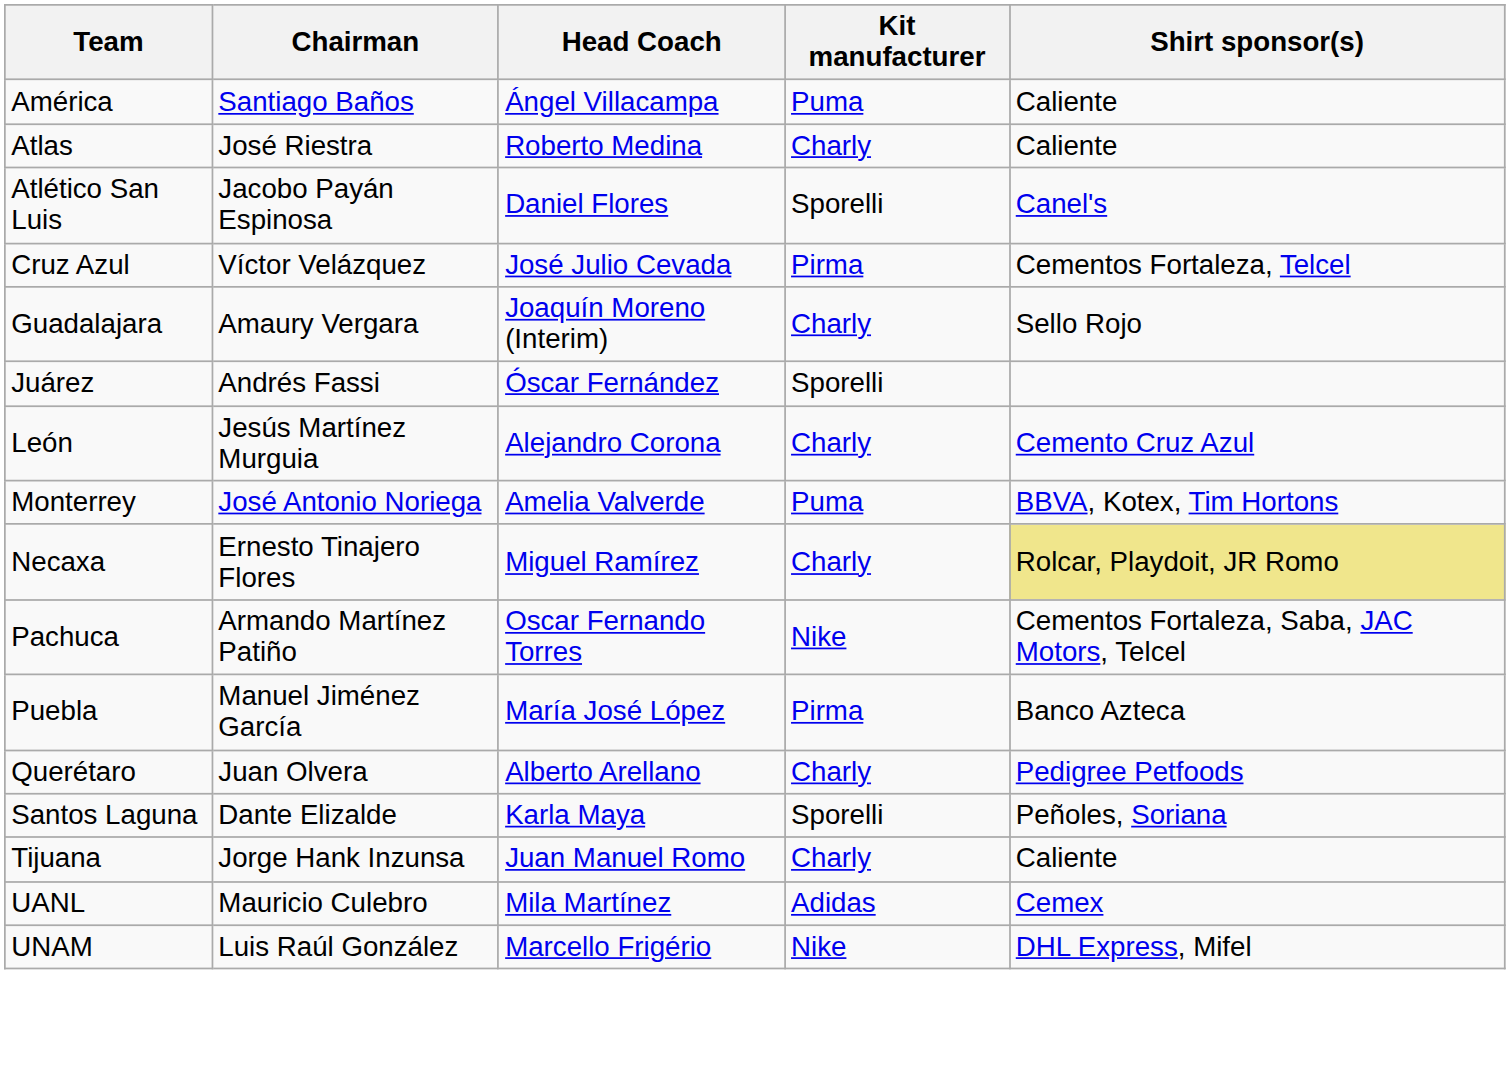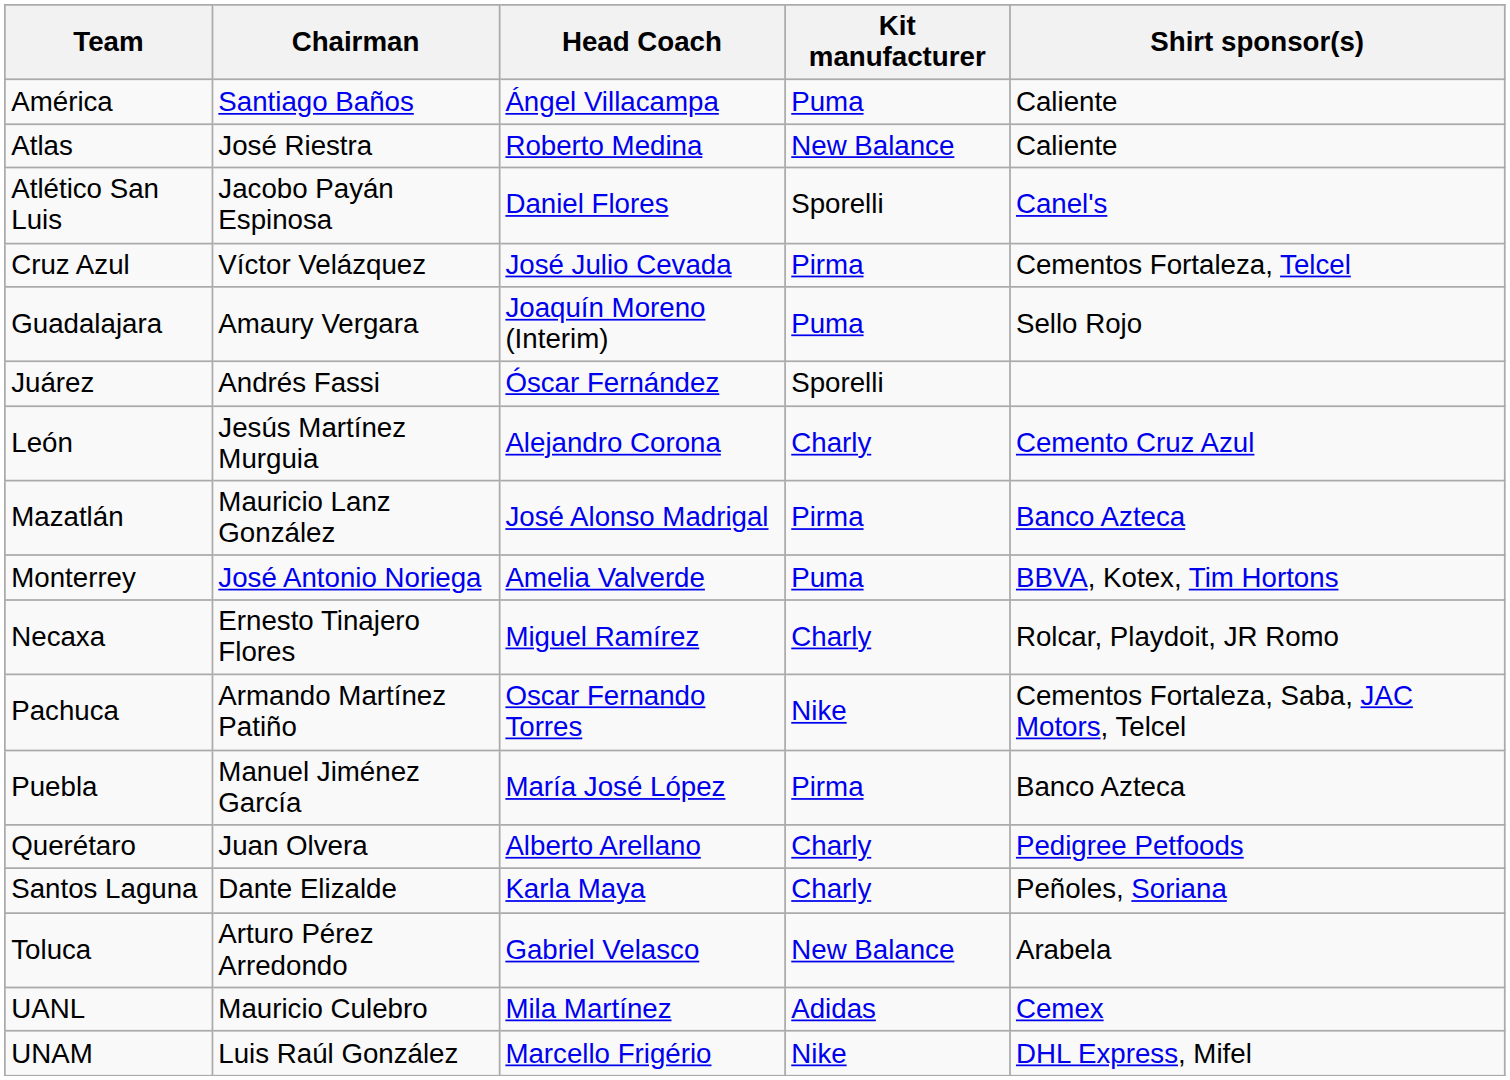(831, 145) Charly -> (873, 145) New Balance
(831, 323) Charly -> (827, 323) Puma
+ row: (67, 517)
(1177, 561) khaki background -> (1177, 636) no background
(837, 815) Sporelli -> (831, 890) Charly
- row: (56, 859)
+ row: (51, 949)
